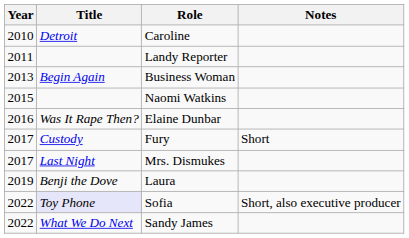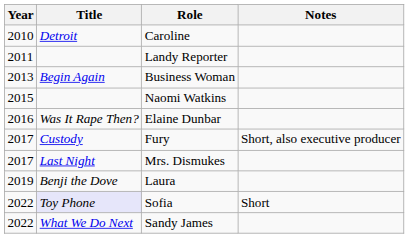(255, 139) Short -> (321, 139) Short, also executive producer
(321, 202) Short, also executive producer -> (255, 202) Short
